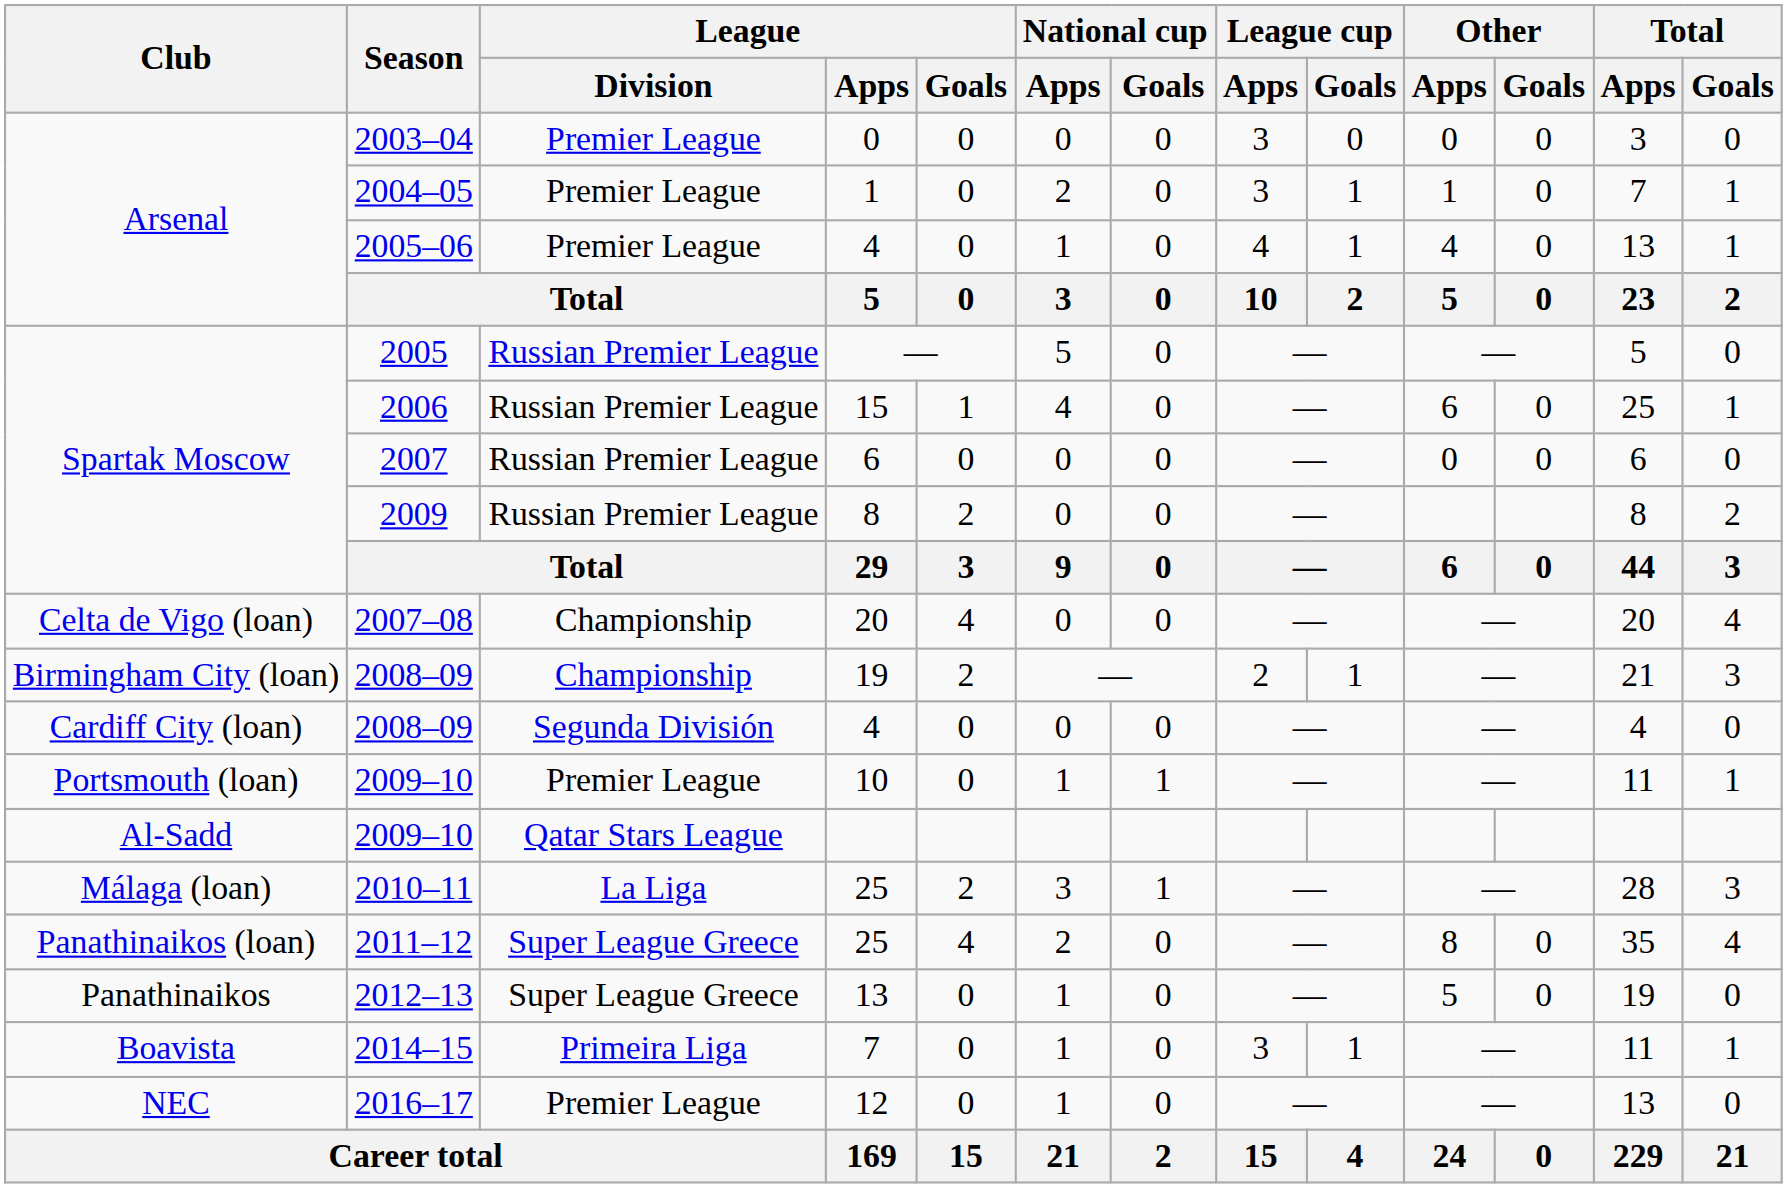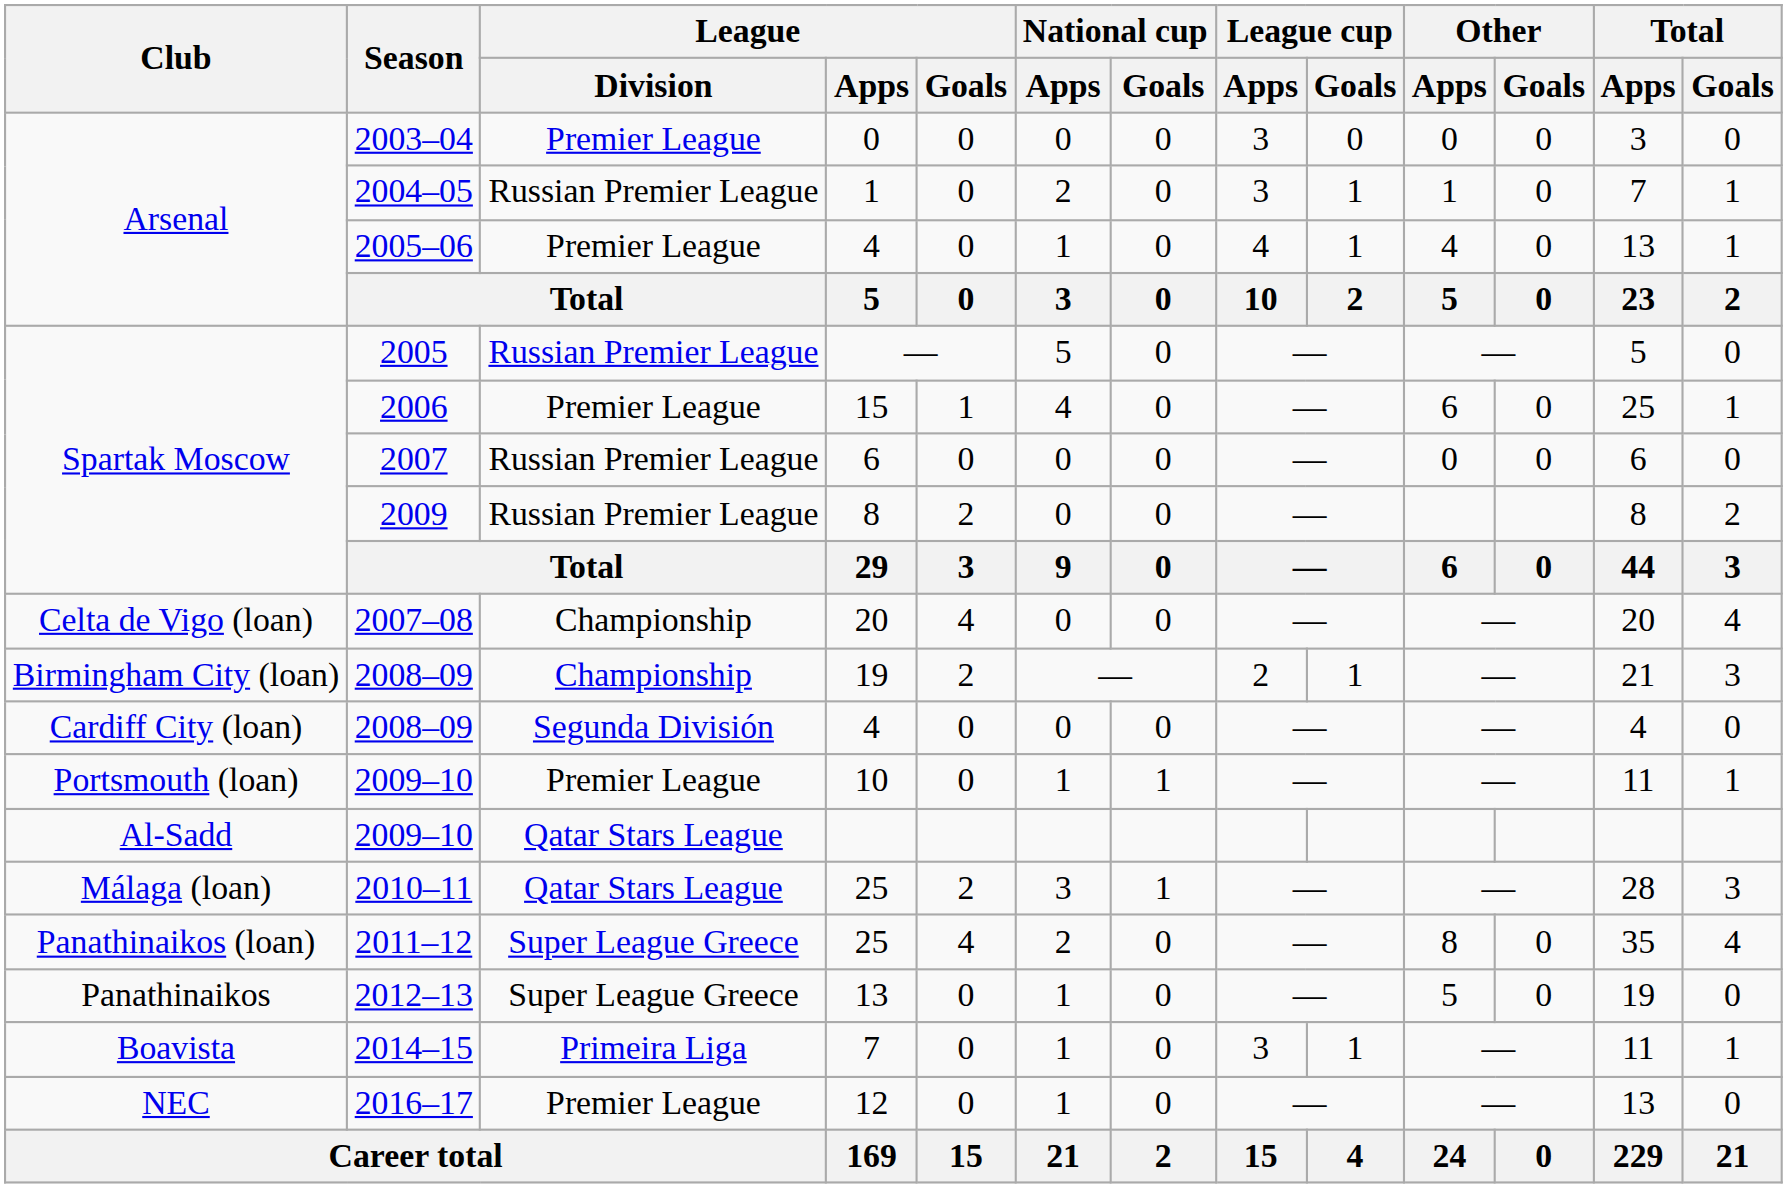(653, 191) Premier League -> (653, 191) Russian Premier League
(653, 406) Russian Premier League -> (653, 406) Premier League
(653, 887) La Liga -> (653, 887) Qatar Stars League
